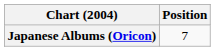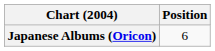(185, 35) 7 -> (185, 35) 6
